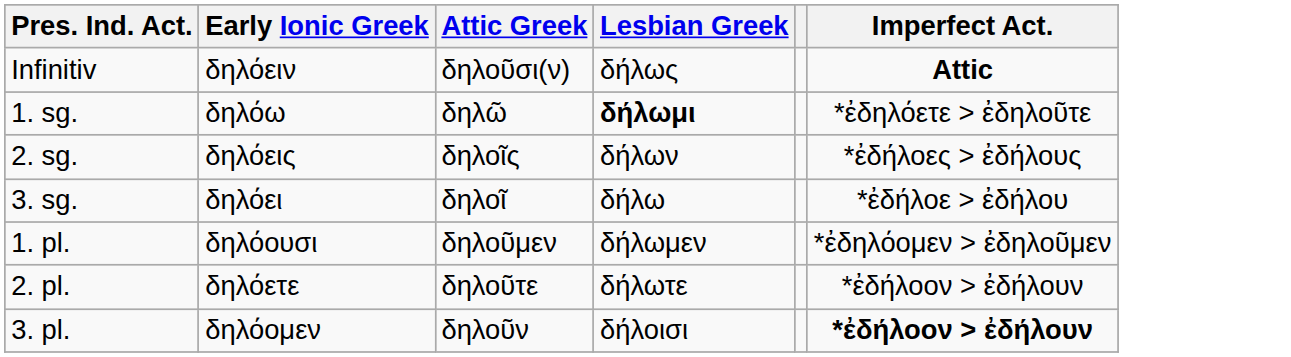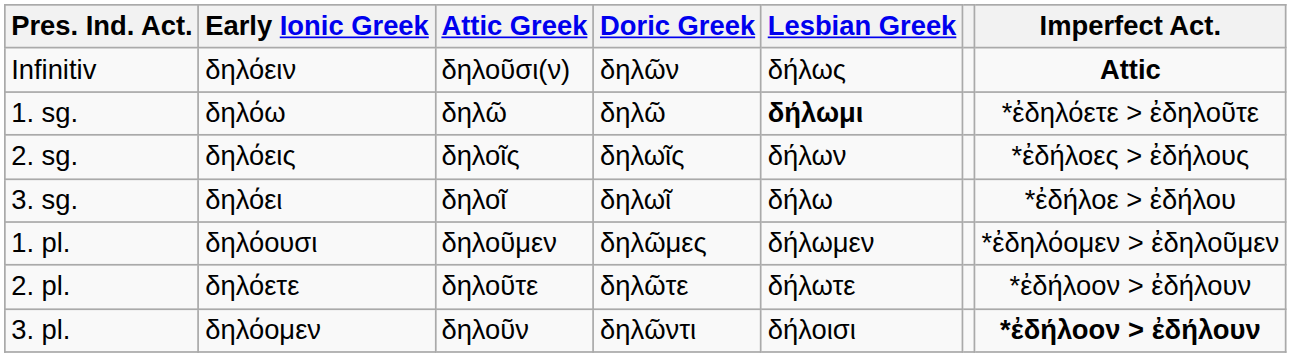+ column: (678, 26)
